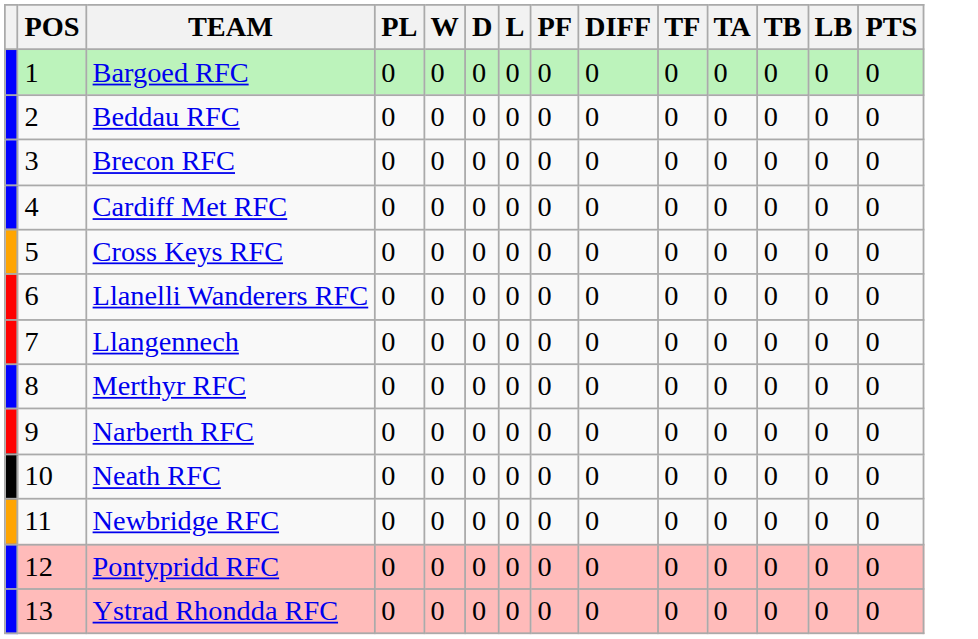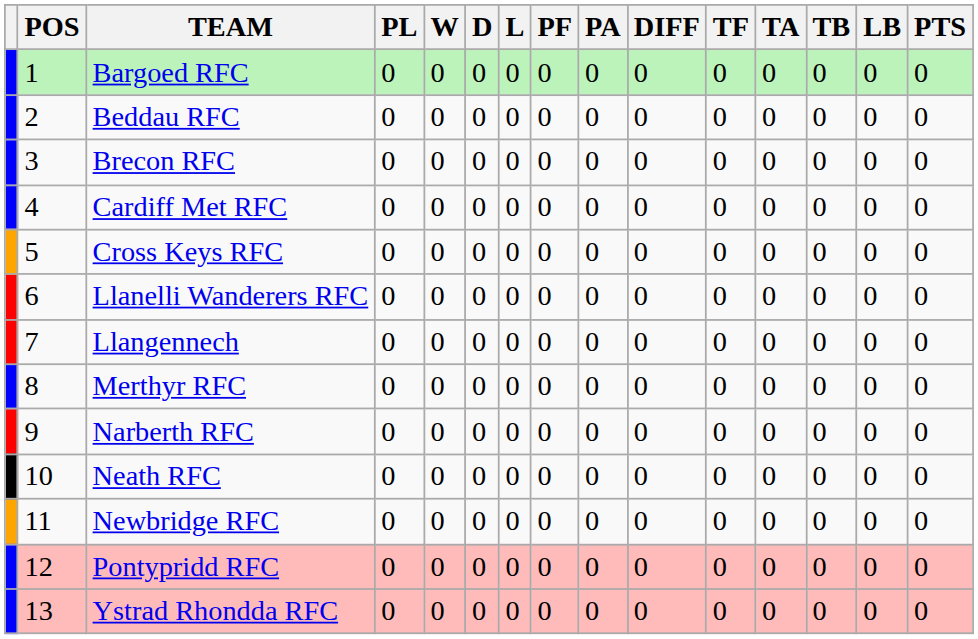+ column: (603, 26)
